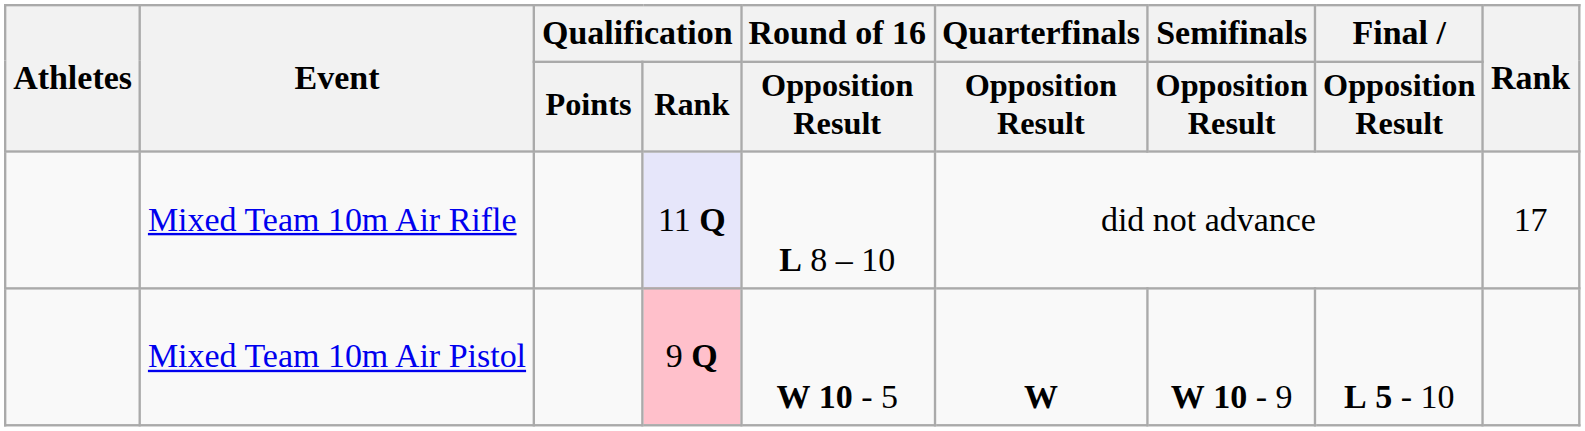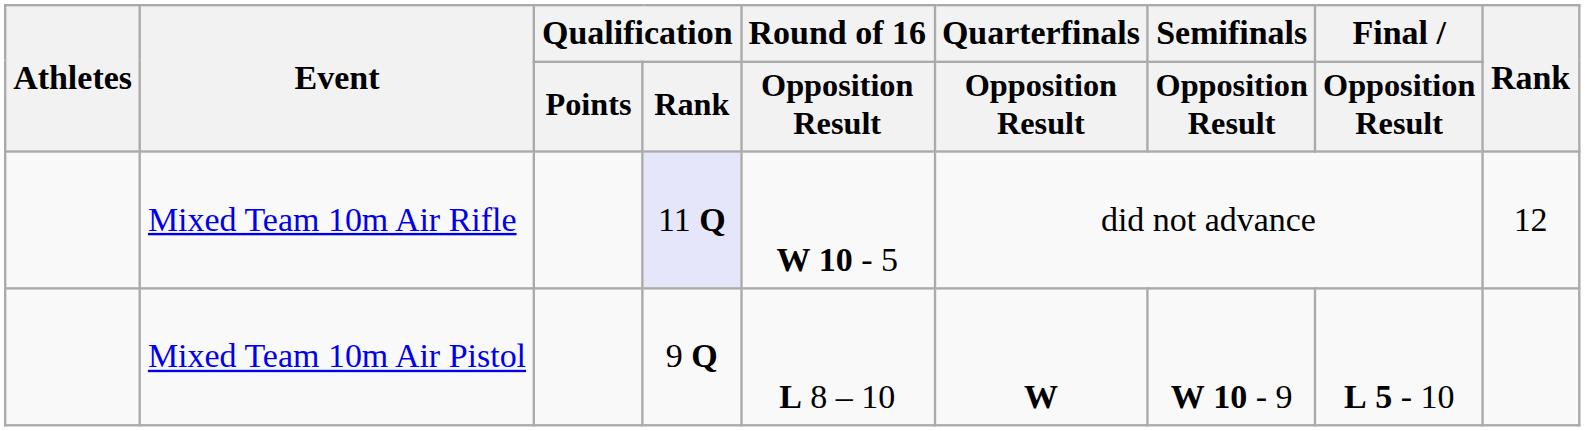(837, 259) L 8 – 10 -> (837, 259) W 10 - 5
(1531, 219) 17 -> (1531, 219) 12
(692, 356) pink background -> (692, 356) no background
(837, 396) W 10 - 5 -> (837, 396) L 8 – 10
